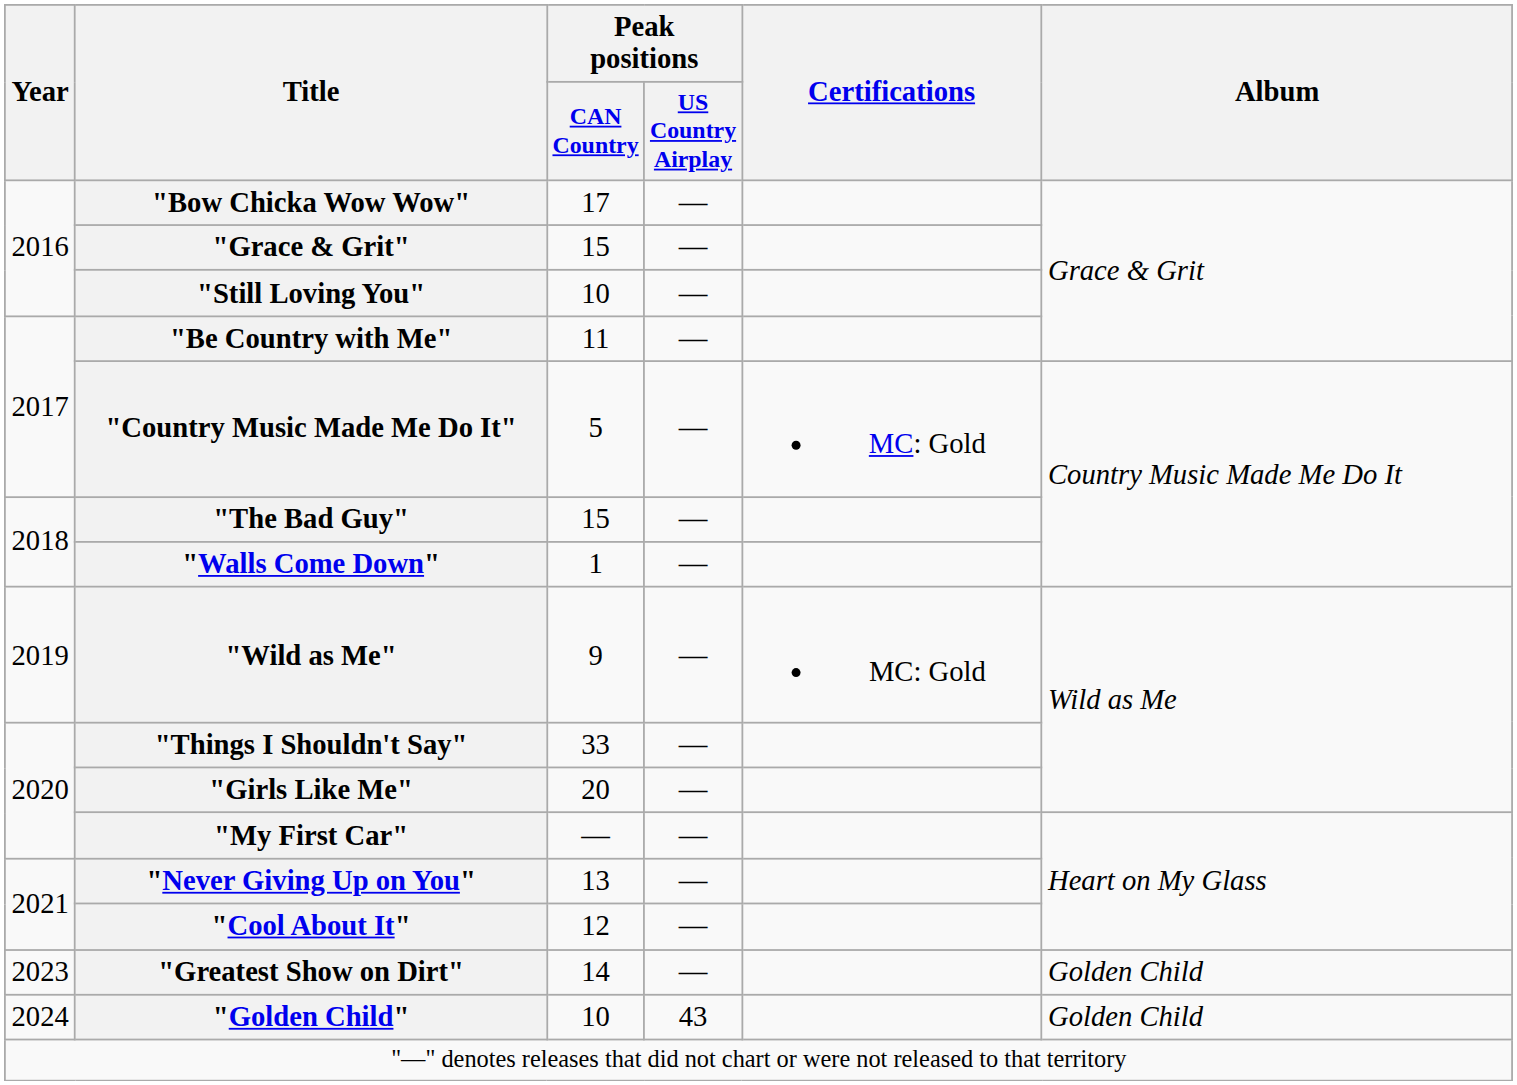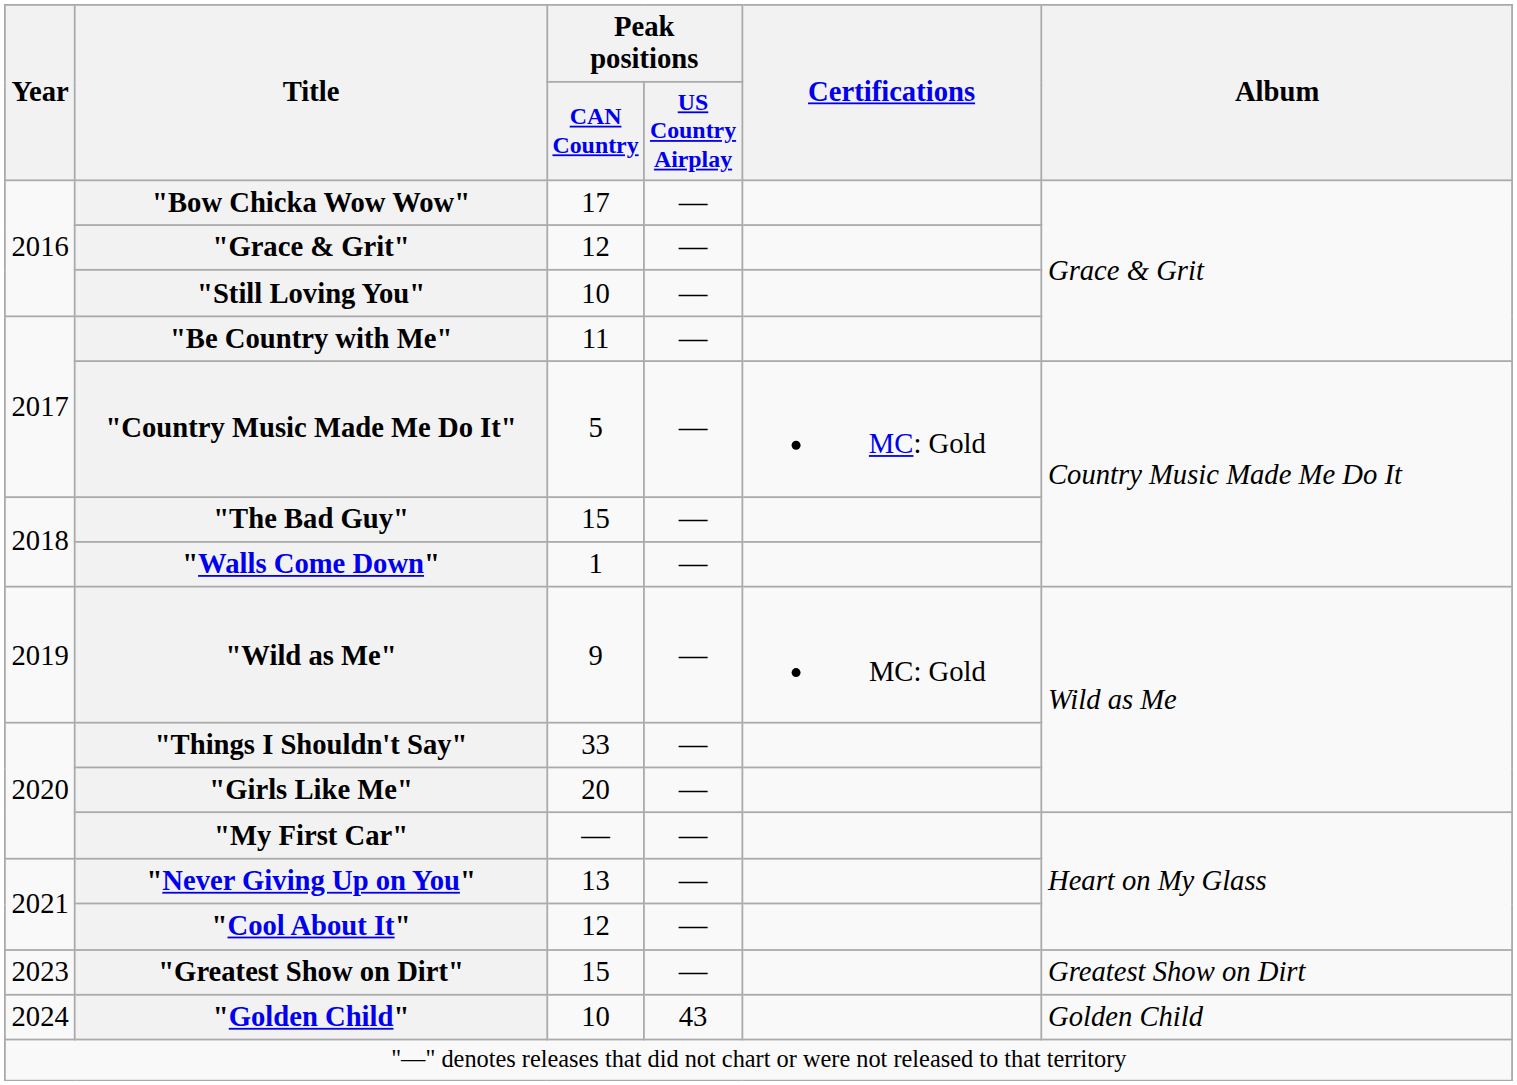(596, 247) 15 -> (596, 247) 12
(596, 971) 14 -> (596, 971) 15
(1126, 971) Golden Child -> (1177, 971) Greatest Show on Dirt
